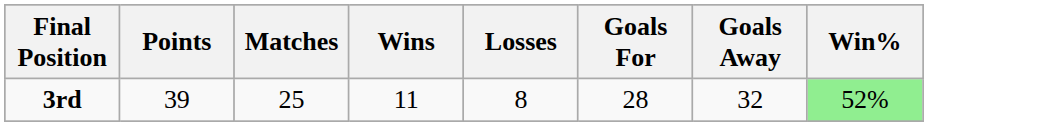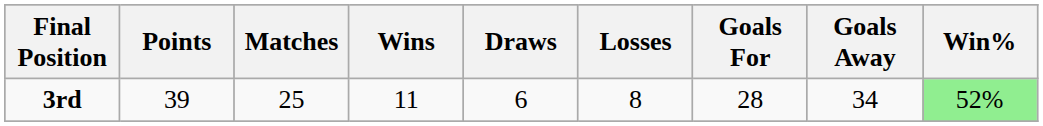+ column: (521, 41)
(750, 99) 32 -> (865, 99) 34
